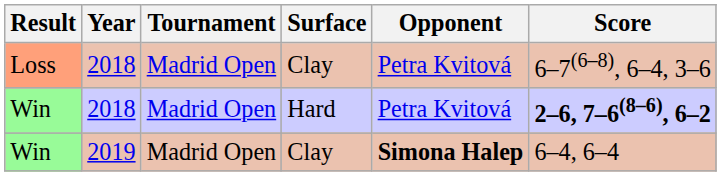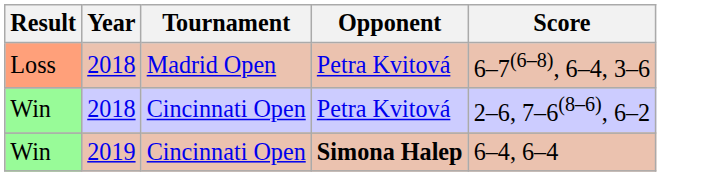- column: (327, 23)
(211, 110) Madrid Open -> (226, 110) Cincinnati Open
(623, 110) bold -> (562, 110) normal
(211, 151) Madrid Open -> (226, 151) Cincinnati Open
